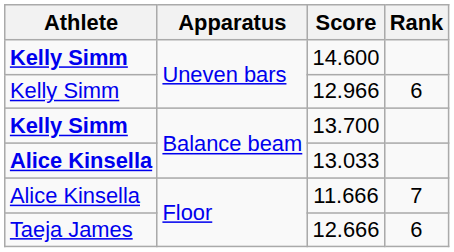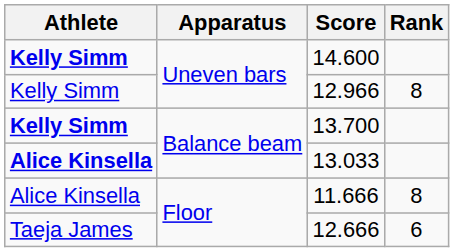(416, 92) 6 -> (416, 92) 8
(416, 195) 7 -> (416, 195) 8
